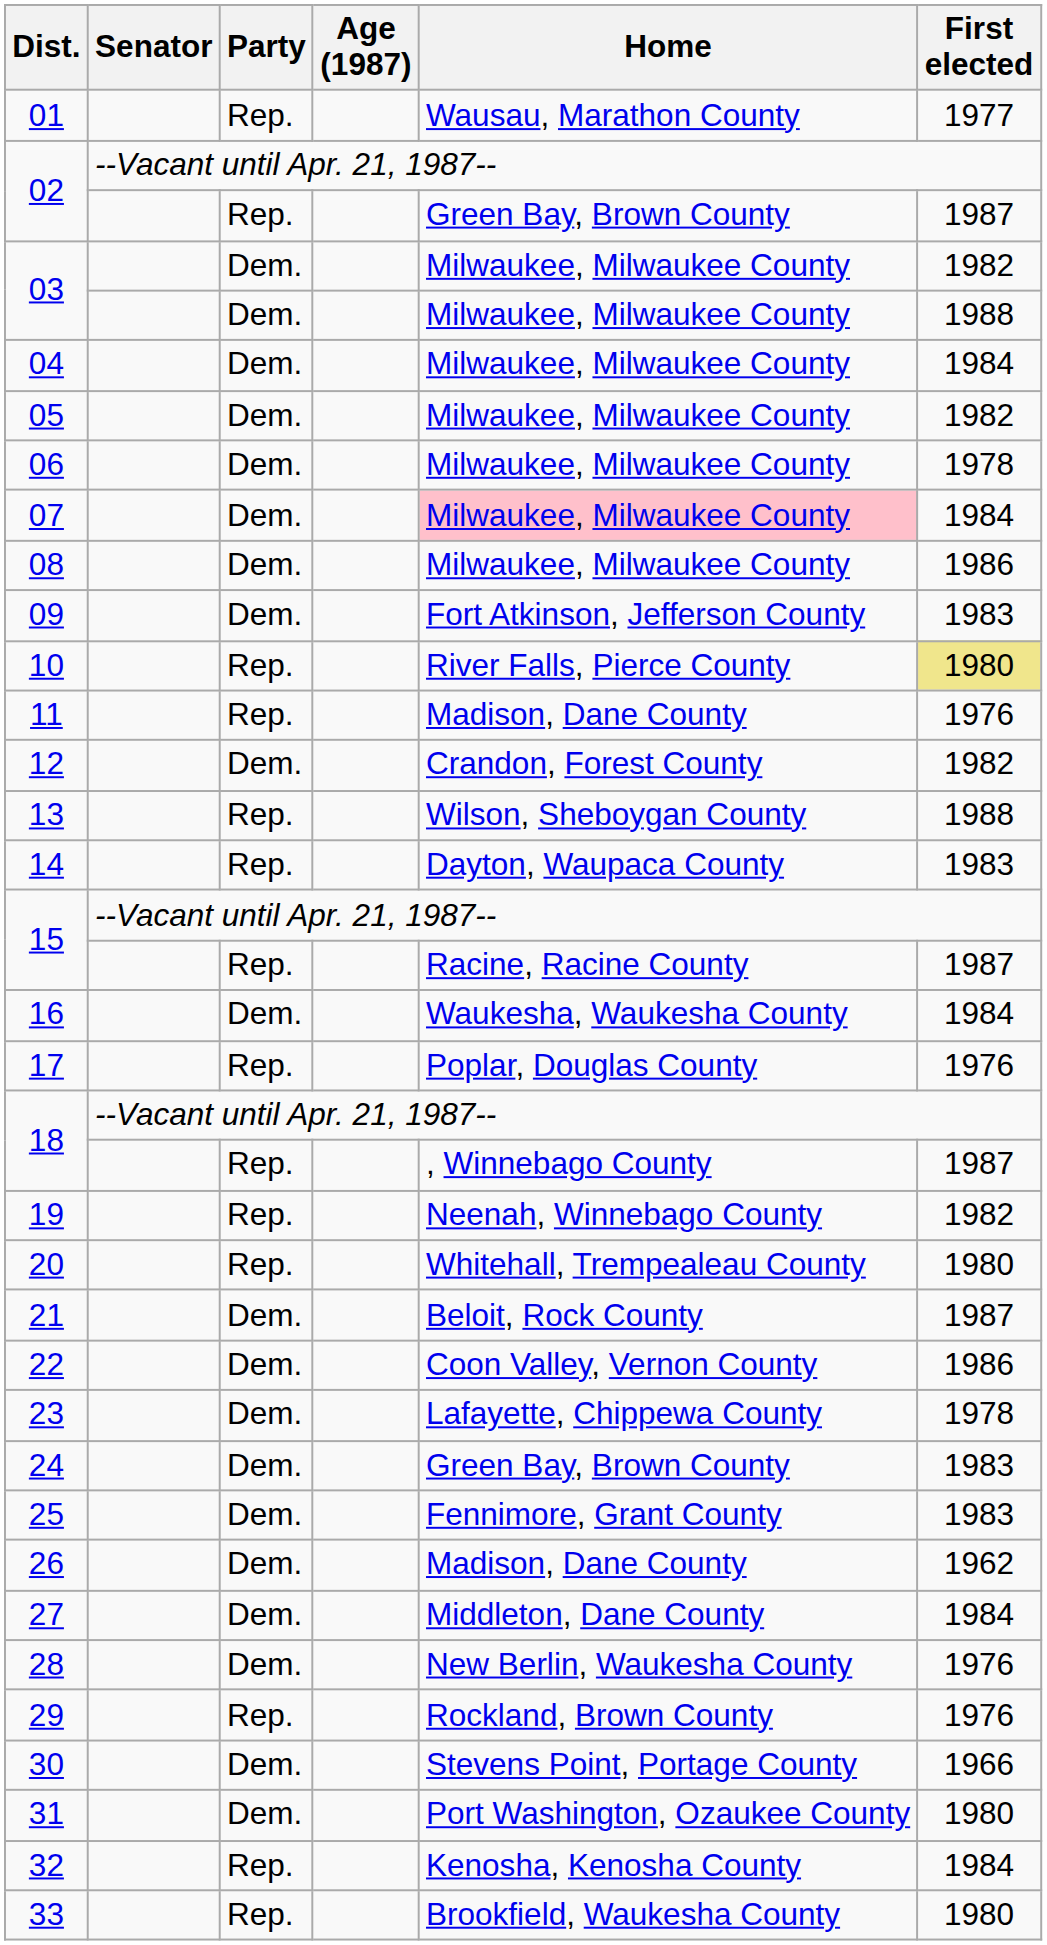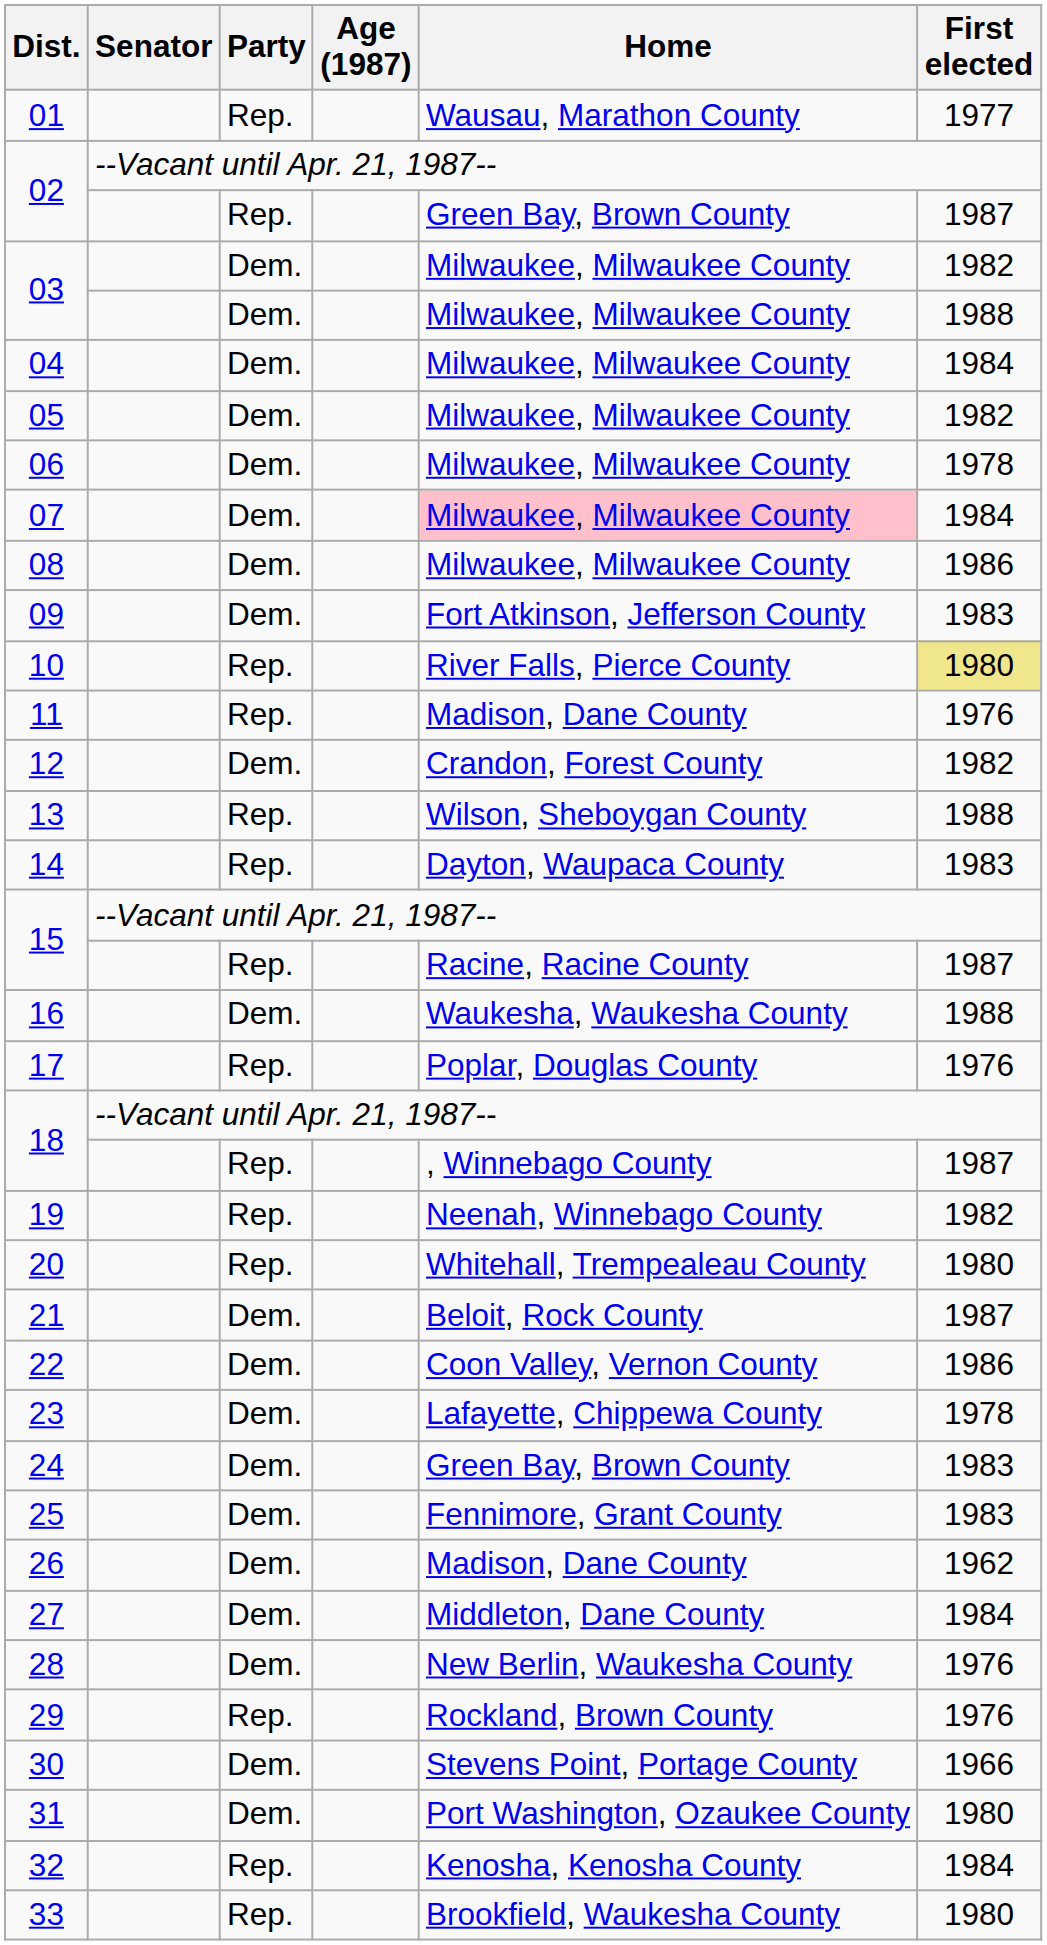(979, 1014) 1984 -> (979, 1014) 1988
